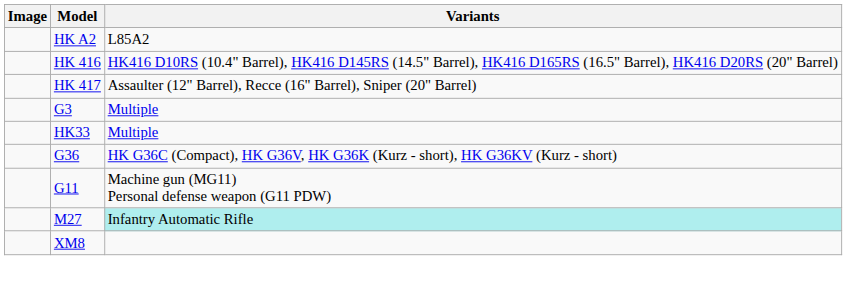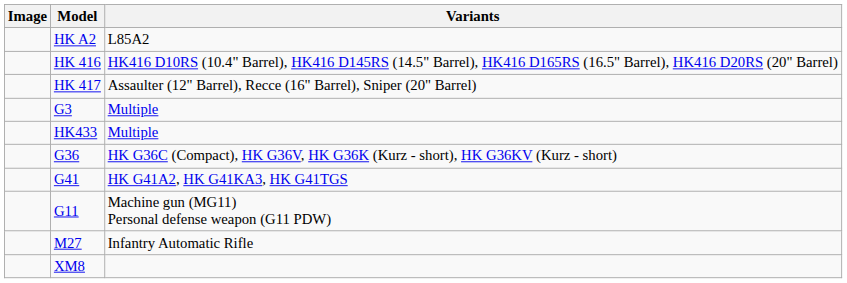- row: (72, 132)
+ row: (76, 132)
+ row: (67, 179)
(180, 219) paleturquoise background -> (180, 242) no background
